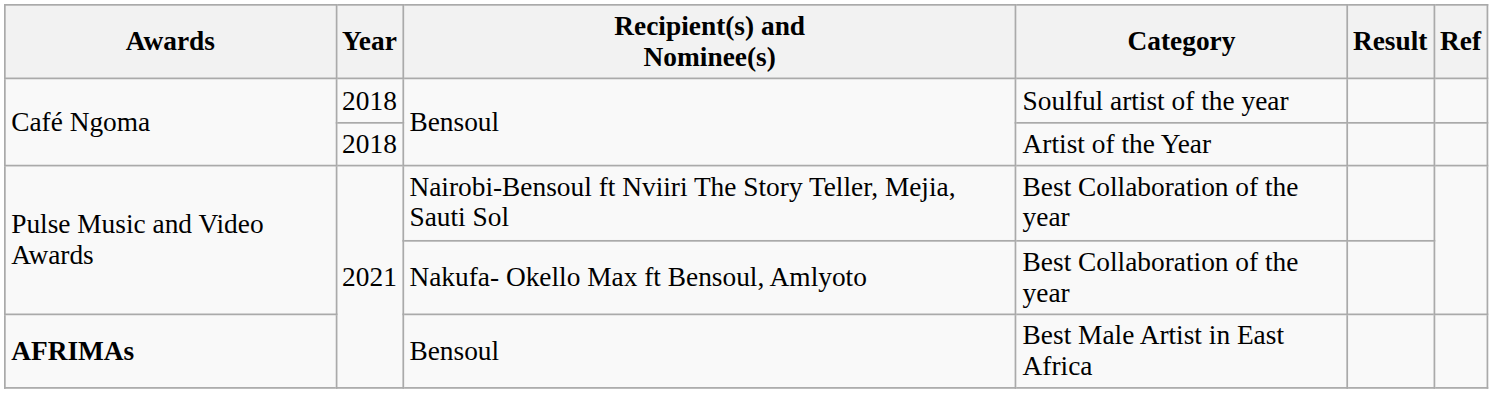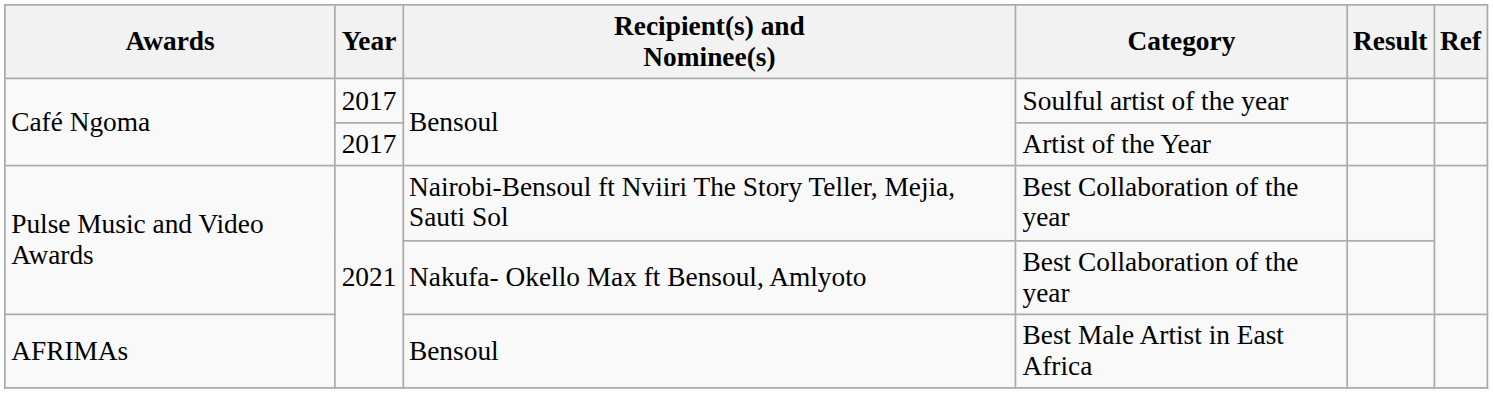(369, 100) 2018 -> (369, 100) 2017
(369, 143) 2018 -> (369, 143) 2017
(73, 350) bold -> (70, 350) normal
